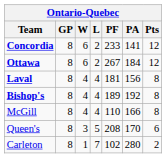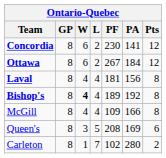(112, 46) 233 -> (112, 46) 230
(85, 95) normal -> (85, 95) bold
(112, 112) 110 -> (112, 112) 109
(133, 128) 170 -> (133, 128) 169
